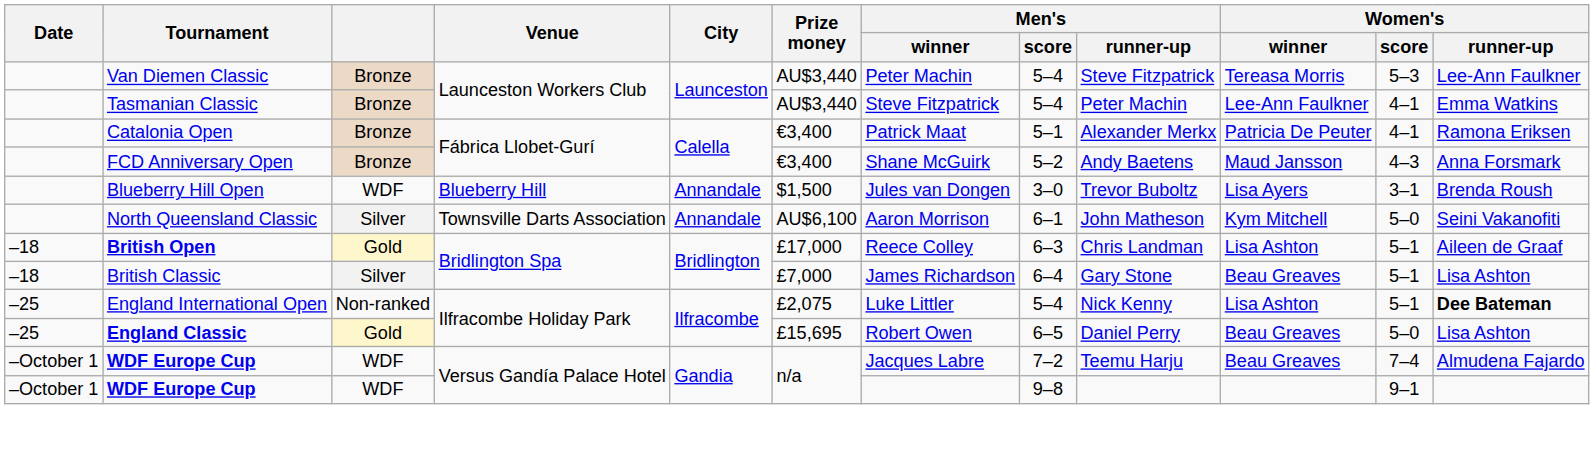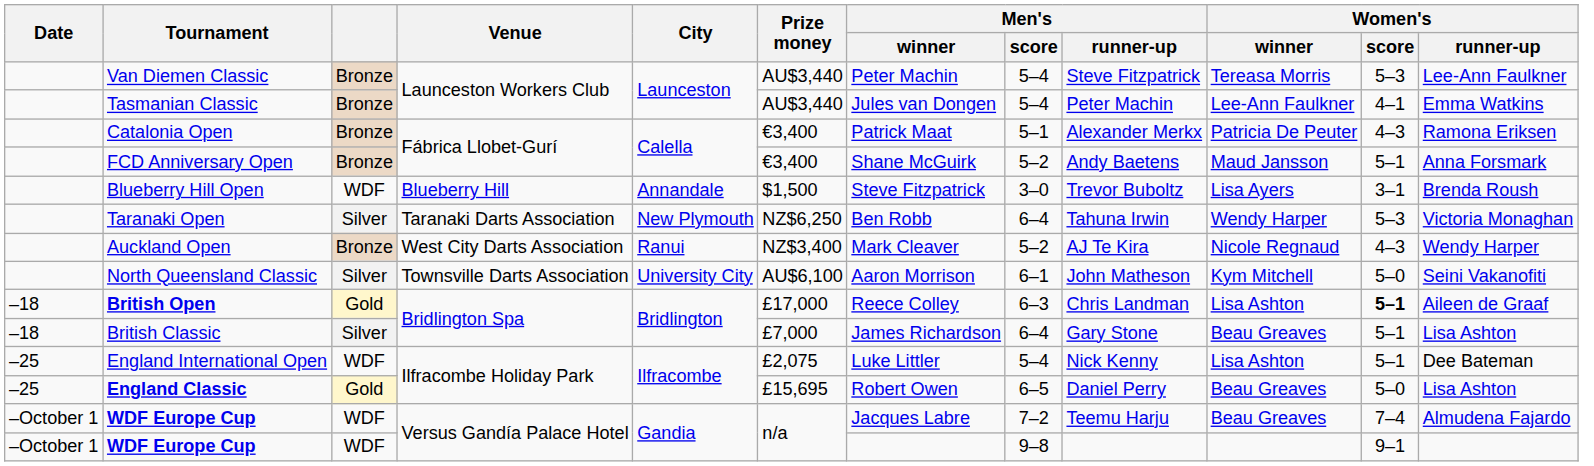(932, 104) Steve Fitzpatrick -> (924, 104) Jules van Dongen
(1404, 133) 4–1 -> (1390, 133) 4–3
(1404, 161) 4–3 -> (1390, 161) 5–1
(938, 190) Jules van Dongen -> (918, 190) Steve Fitzpatrick
+ row: (166, 218)
+ row: (169, 247)
(718, 218) Annandale -> (695, 275) University City
(1404, 247) normal -> (1390, 304) bold
(383, 304) Non-ranked -> (364, 361) WDF
(1494, 304) bold -> (1478, 361) normal
